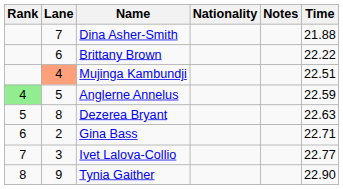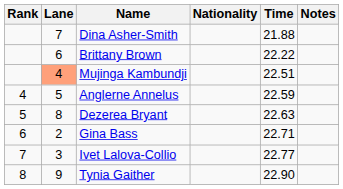columns swapped: (320, 14) <-> (281, 14)
(23, 94) lightgreen background -> (23, 94) no background
